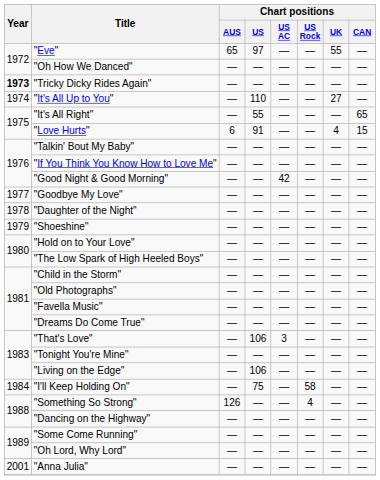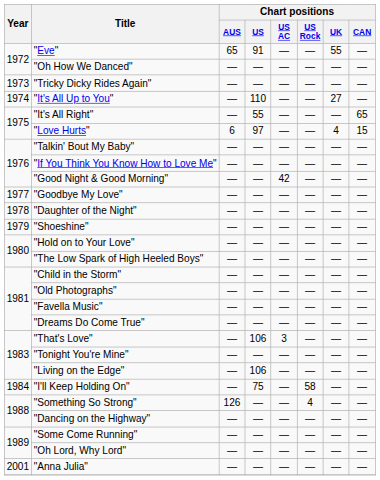(258, 51) 97 -> (258, 51) 91
(18, 83) bold -> (18, 83) normal
(258, 131) 91 -> (258, 131) 97
